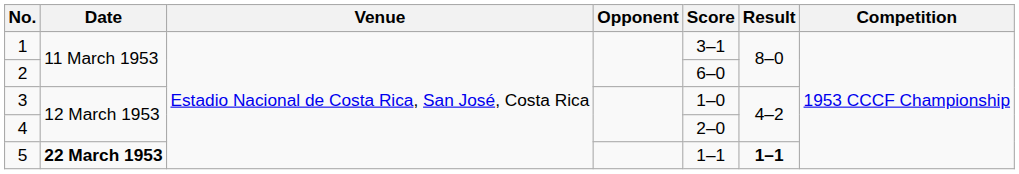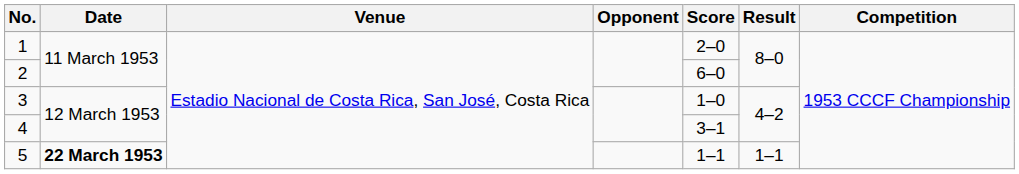(711, 45) 3–1 -> (711, 45) 2–0
(711, 127) 2–0 -> (711, 127) 3–1
(769, 155) bold -> (769, 155) normal
